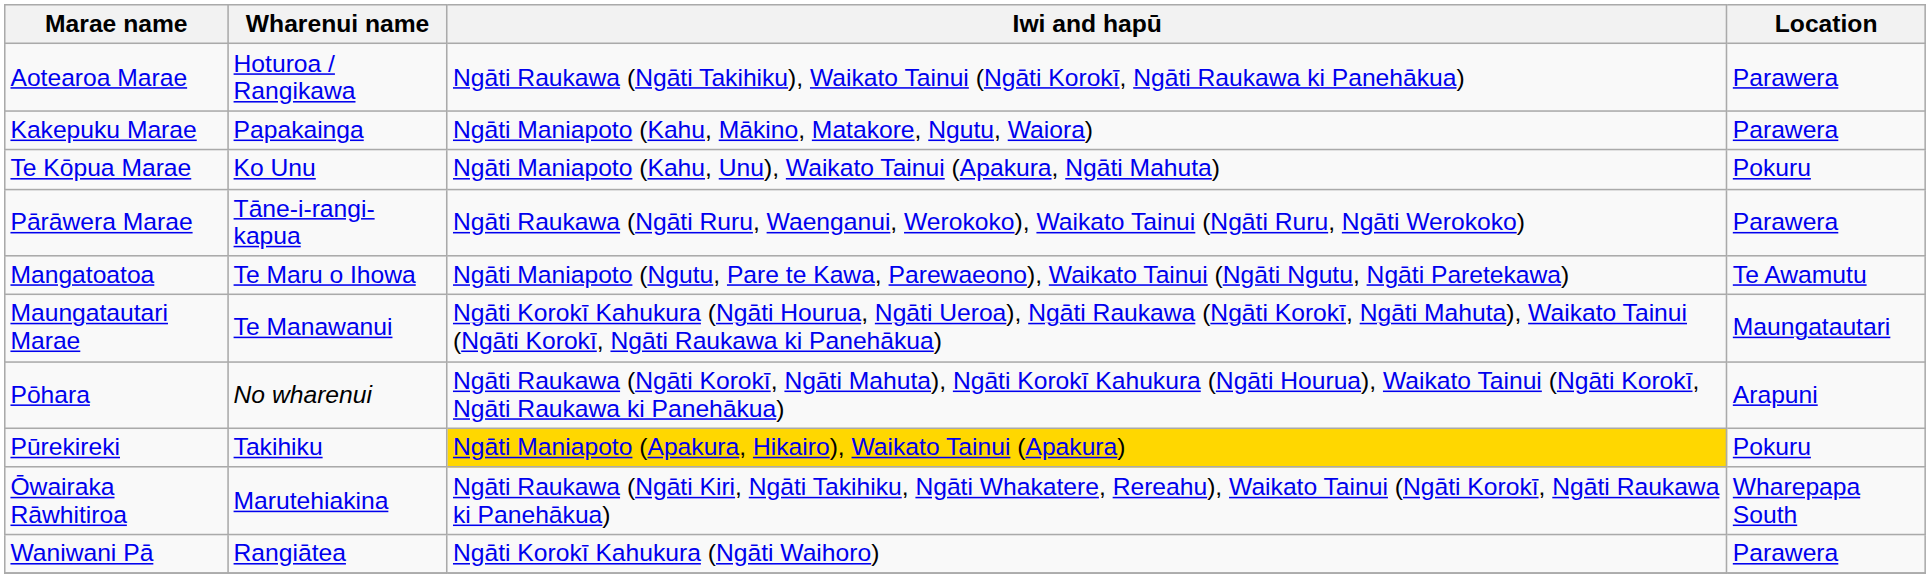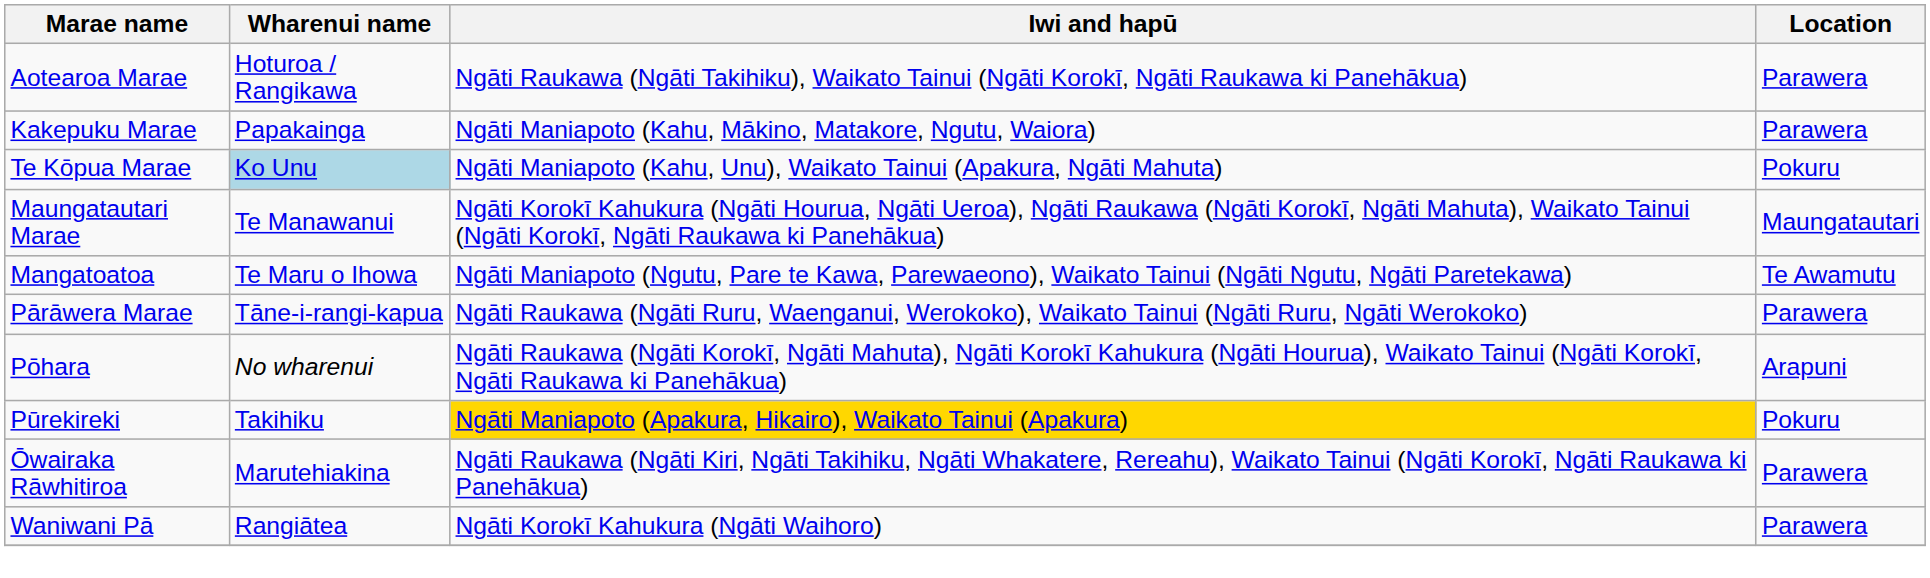(275, 168) no background -> (276, 168) lightblue background
rows swapped: (89, 327) <-> (102, 221)
(1797, 500) Wharepapa South -> (1815, 472) Parawera
